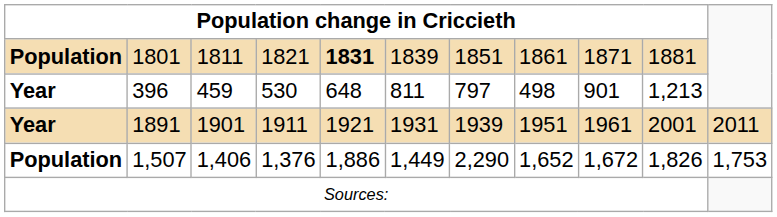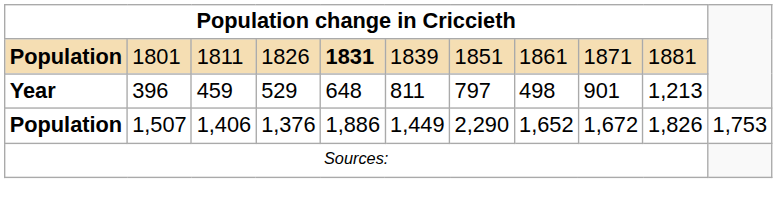(285, 56) 1821 -> (285, 56) 1826
(279, 90) 530 -> (279, 90) 529
- row: (156, 125)
